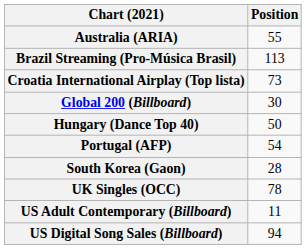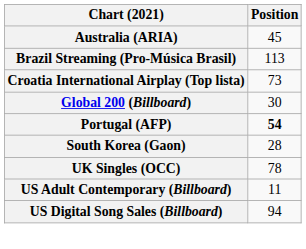(275, 37) 55 -> (275, 37) 45
- row: (126, 124)
(275, 146) normal -> (275, 124) bold
